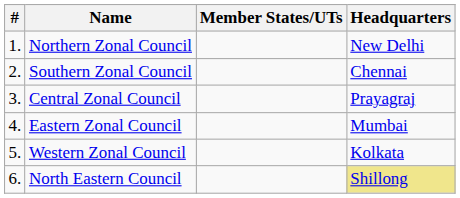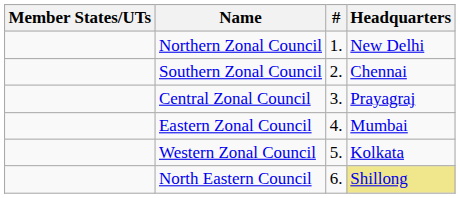columns swapped: (15, 17) <-> (271, 17)
